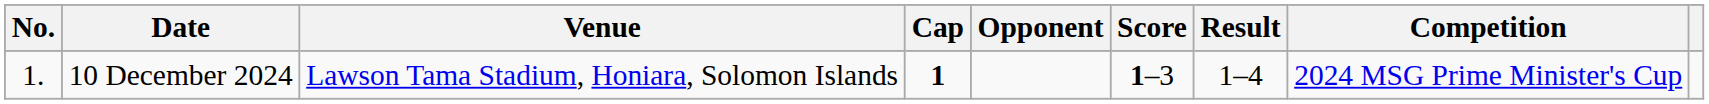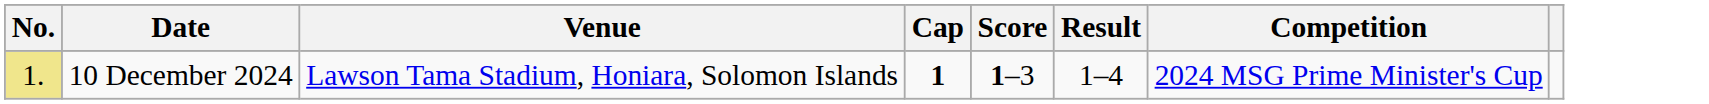- column: (1041, 27)
(33, 74) no background -> (33, 74) khaki background
